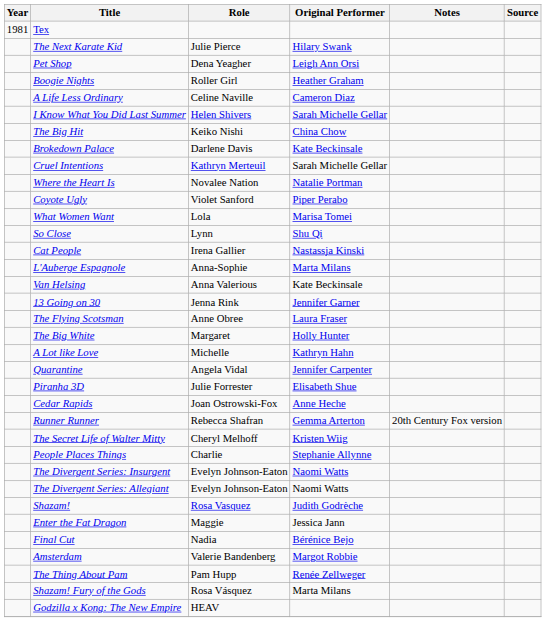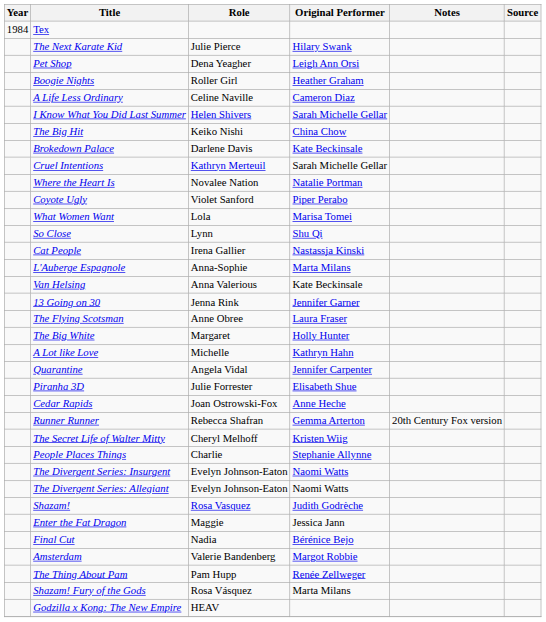(18, 30) 1981 -> (18, 30) 1984
